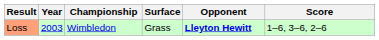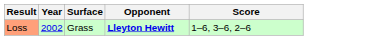- column: (104, 12)
(52, 27) 2003 -> (52, 27) 2002
